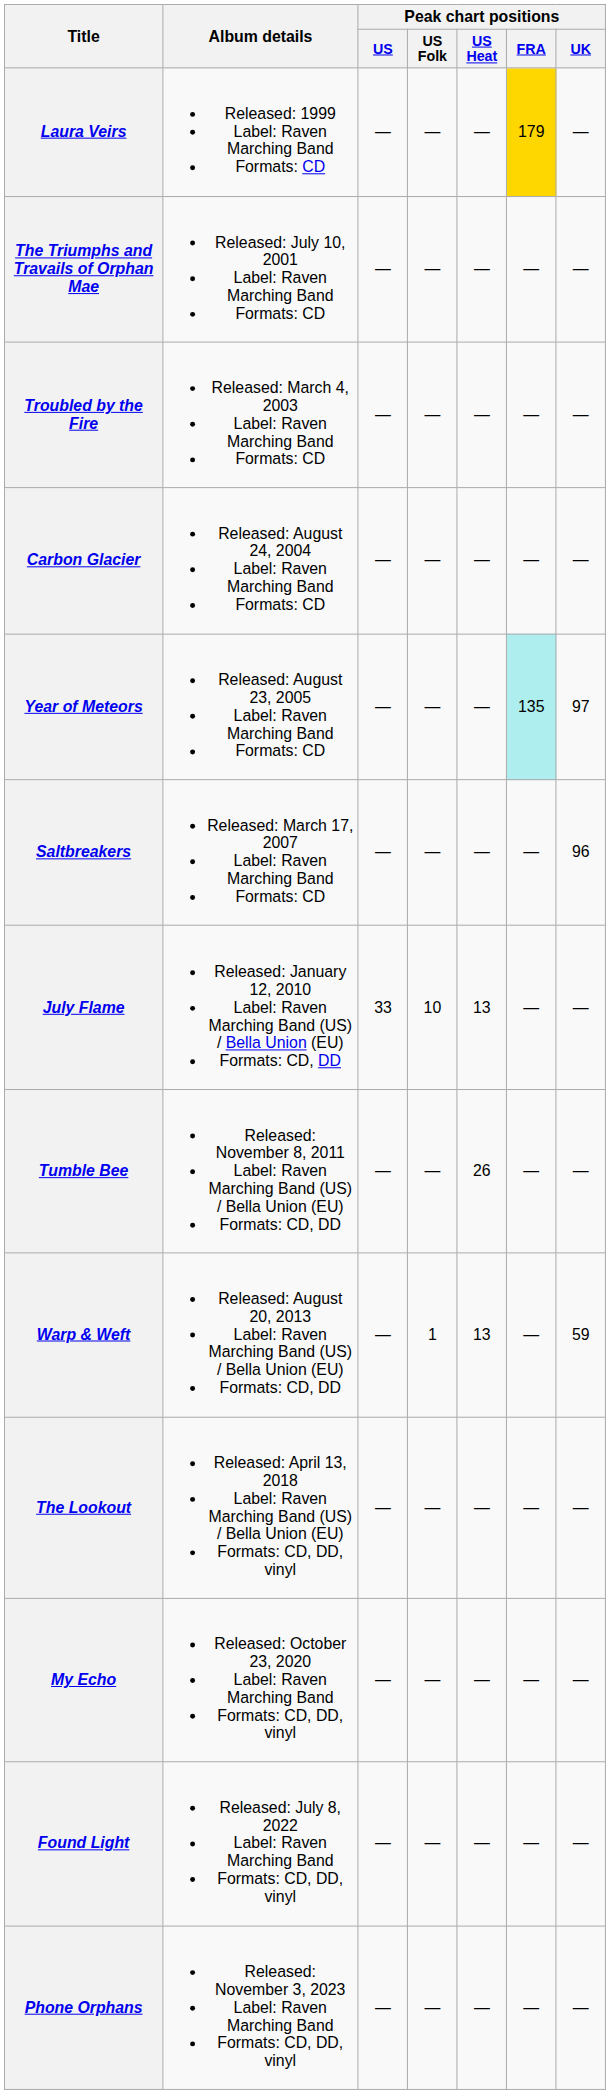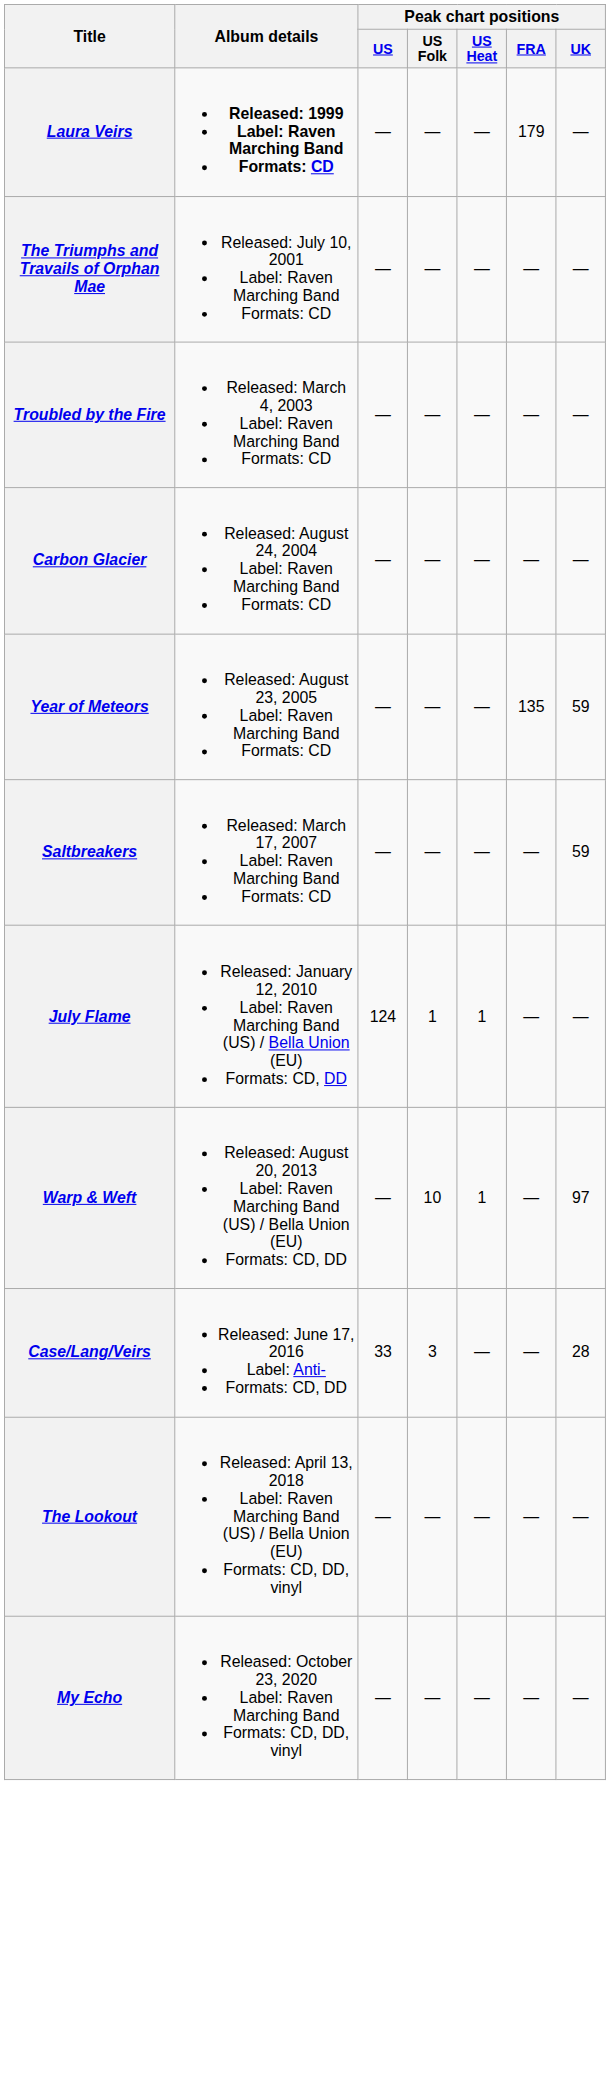(260, 141) normal -> (266, 141) bold
(531, 132) gold background -> (531, 132) no background
(531, 706) paleturquoise background -> (531, 706) no background
(581, 706) 97 -> (581, 706) 59
(581, 852) 96 -> (581, 852) 59
(383, 1007) 33 -> (383, 1016) 124
(432, 1007) 10 -> (432, 1016) 1
(482, 1007) 13 -> (482, 1016) 1
- row: (84, 1171)
(432, 1334) 1 -> (432, 1197) 10
(482, 1334) 13 -> (482, 1197) 1
(581, 1334) 59 -> (581, 1197) 97
+ row: (90, 1352)
- row: (84, 1843)
- row: (84, 2007)
